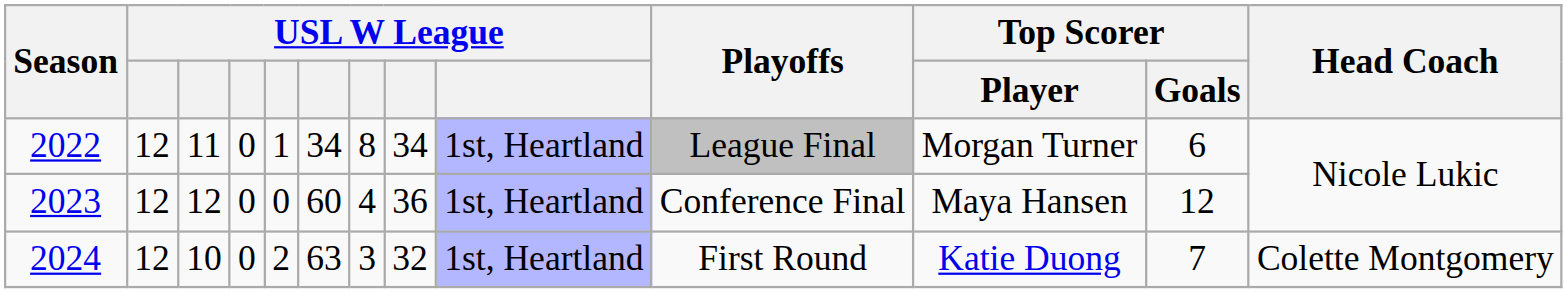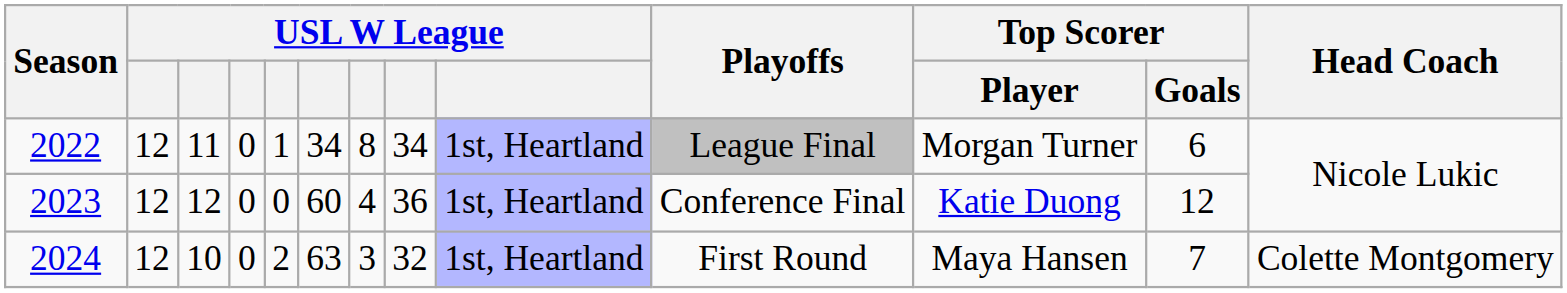(1030, 201) Maya Hansen -> (1030, 201) Katie Duong
(1030, 257) Katie Duong -> (1030, 257) Maya Hansen
